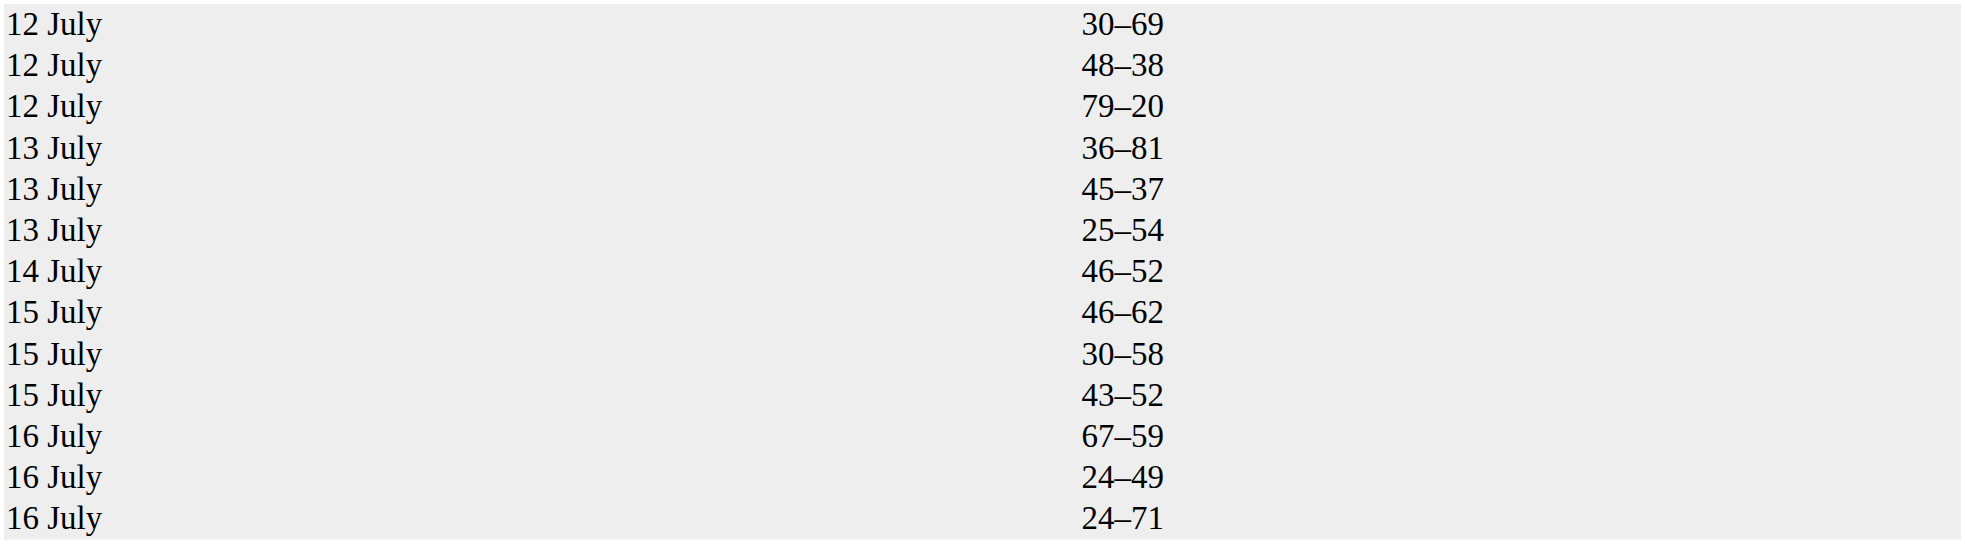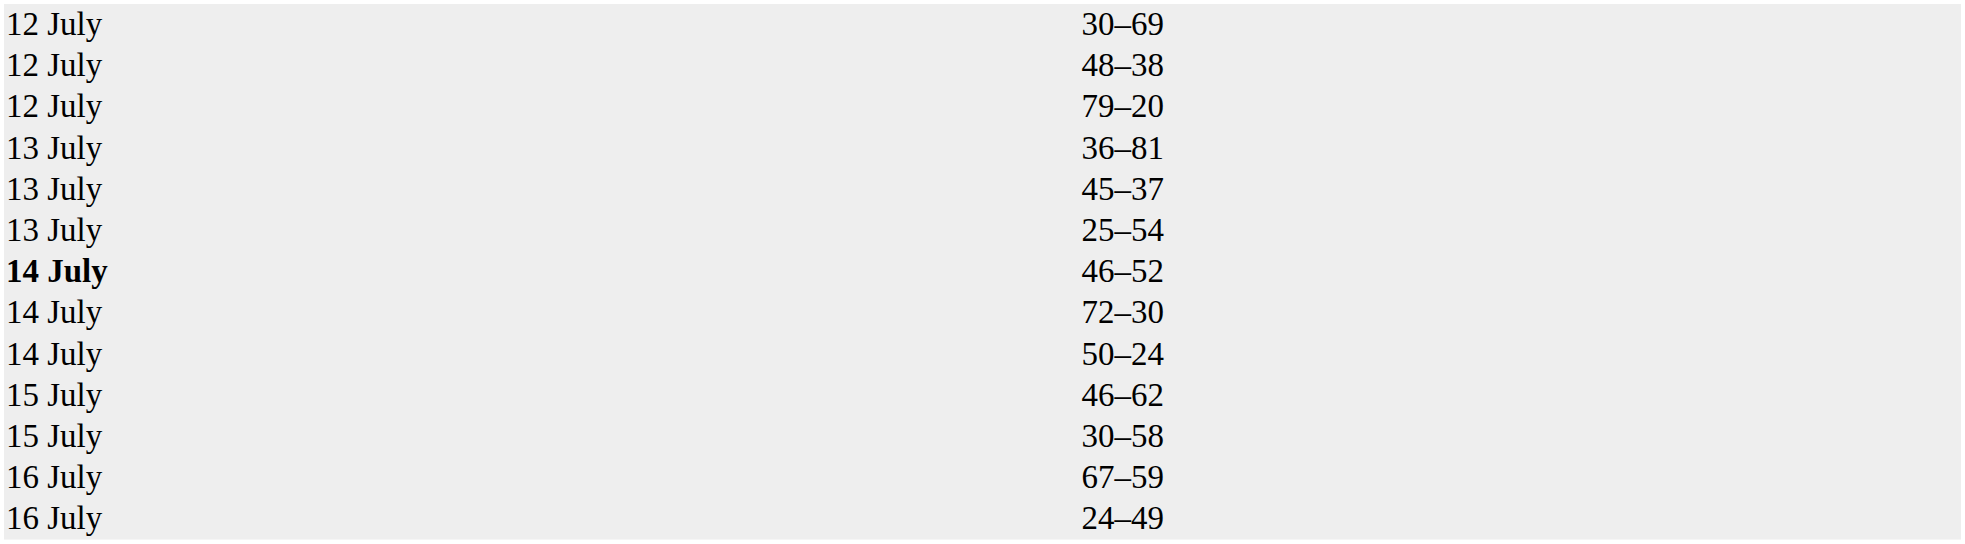(54, 271) normal -> (57, 271) bold
+ row: (1123, 312)
+ row: (1123, 353)
- row: (1123, 394)
- row: (1123, 518)
